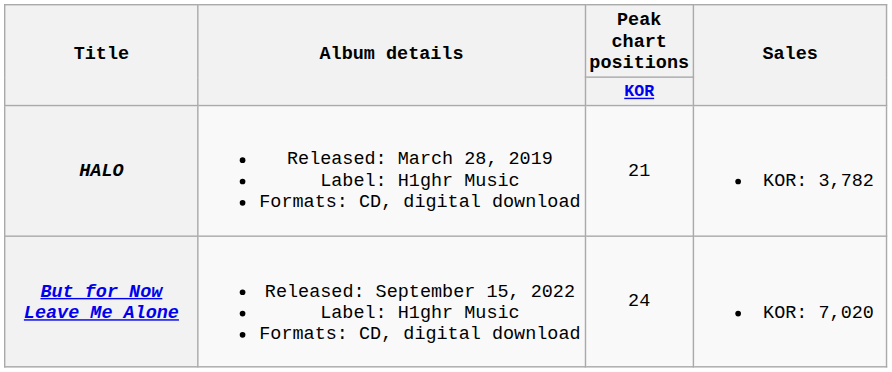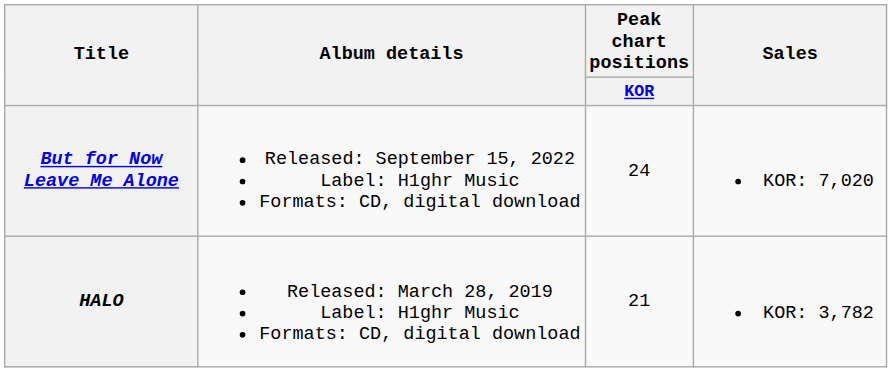rows swapped: (101, 171) <-> (101, 302)
